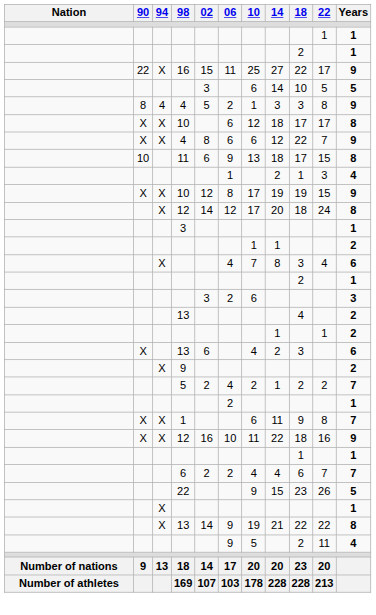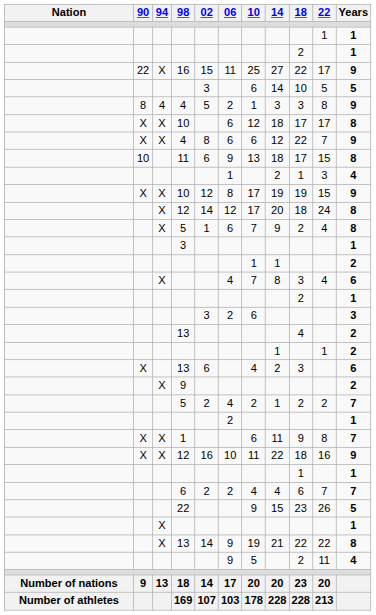+ row: (162, 228)
